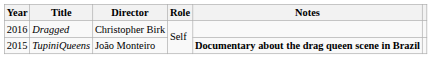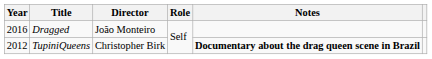(130, 29) Christopher Birk -> (125, 29) João Monteiro
(17, 45) 2015 -> (17, 45) 2012
(125, 45) João Monteiro -> (130, 45) Christopher Birk
